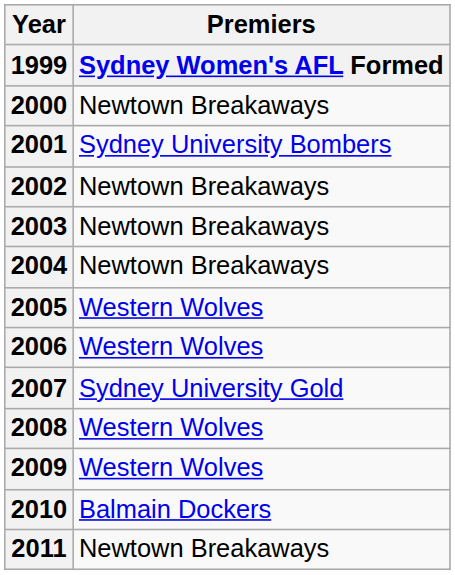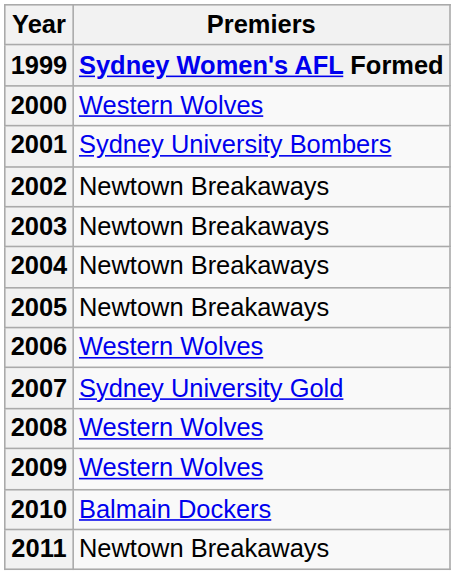(204, 105) Newtown Breakaways -> (171, 105) Western Wolves
(171, 307) Western Wolves -> (204, 307) Newtown Breakaways
